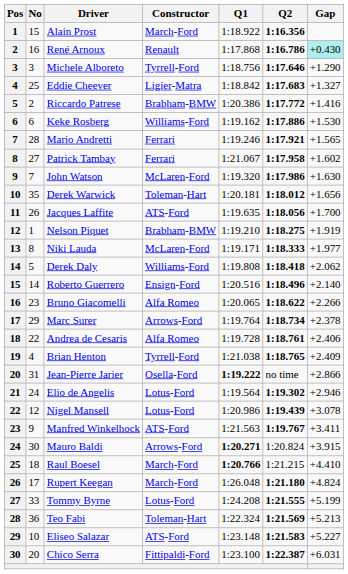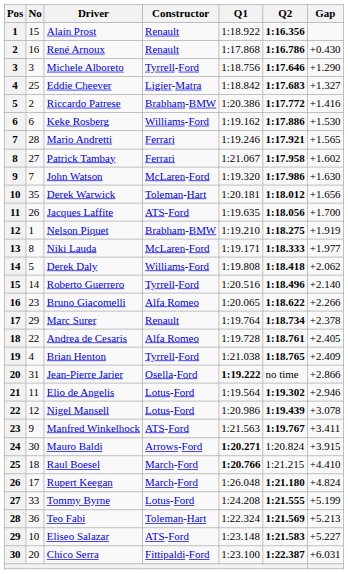(172, 31) March-Ford -> (162, 31) Renault
(325, 49) paleturquoise background -> (325, 49) no background
(172, 284) Ensign-Ford -> (172, 284) Tyrrell-Ford
(174, 320) Arrows-Ford -> (162, 320) Renault
(325, 338) +2.406 -> (325, 338) +2.405
(34, 392) 24 -> (34, 392) 11
